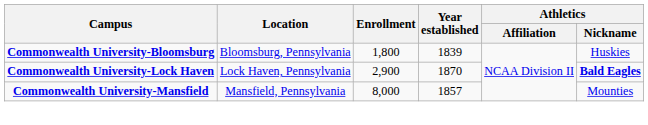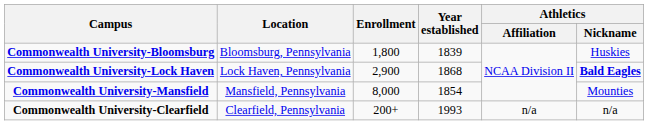(450, 71) 1870 -> (450, 71) 1868
(450, 91) 1857 -> (450, 91) 1854
+ row: (111, 110)
